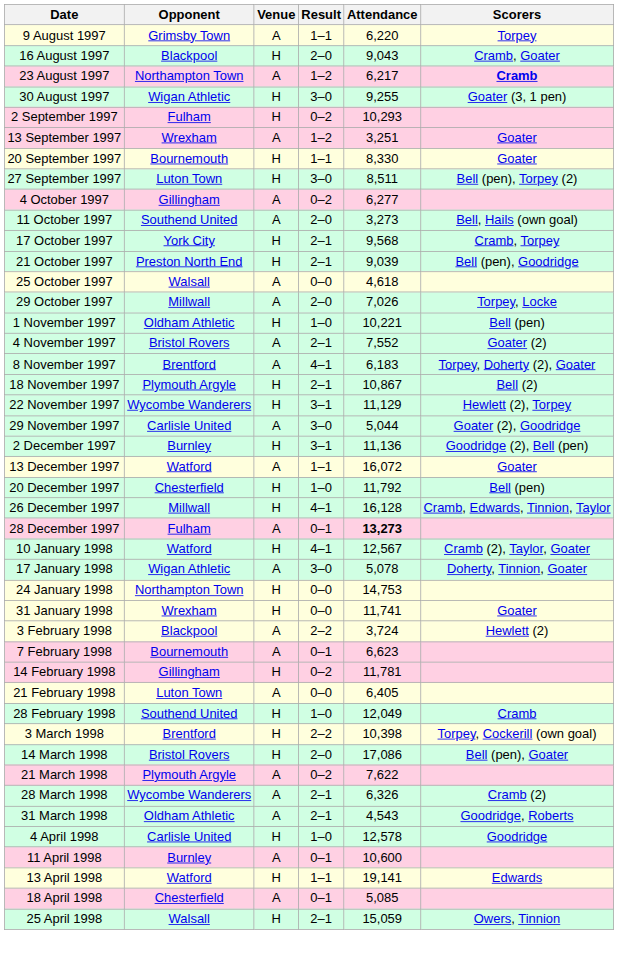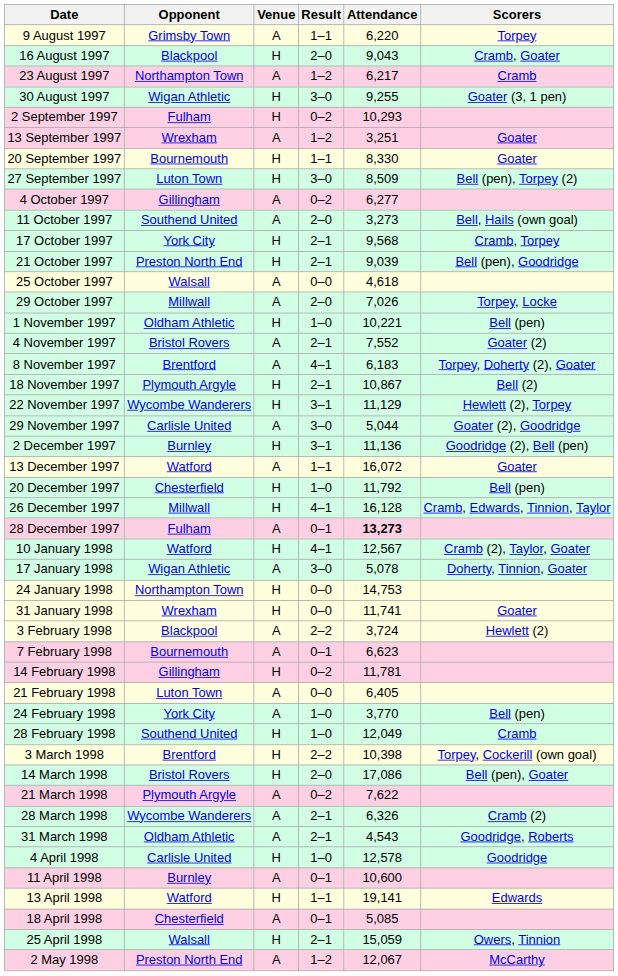(517, 76) bold -> (517, 76) normal
(382, 179) 8,511 -> (382, 179) 8,509
+ row: (64, 713)
+ row: (64, 960)
